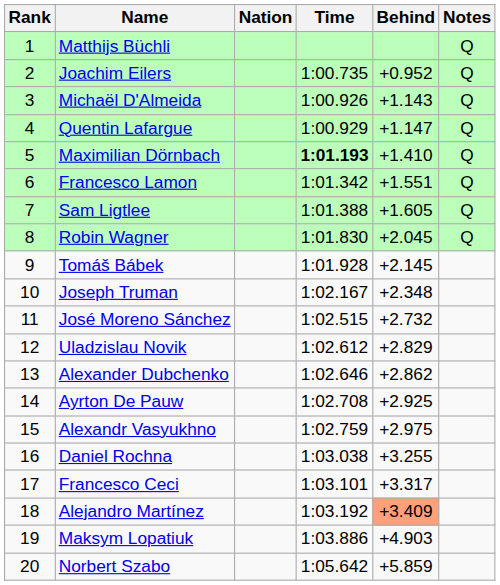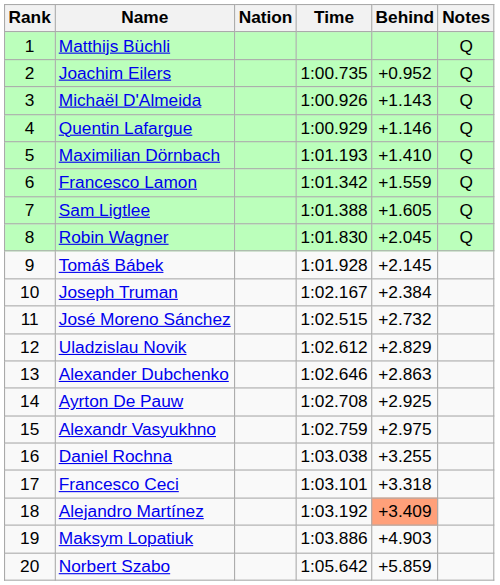(406, 127) +1.147 -> (405, 127) +1.146
(334, 155) bold -> (334, 155) normal
(406, 182) +1.551 -> (405, 182) +1.559
(406, 292) +2.348 -> (405, 292) +2.384
(406, 374) +2.862 -> (405, 374) +2.863
(406, 484) +3.317 -> (405, 484) +3.318
